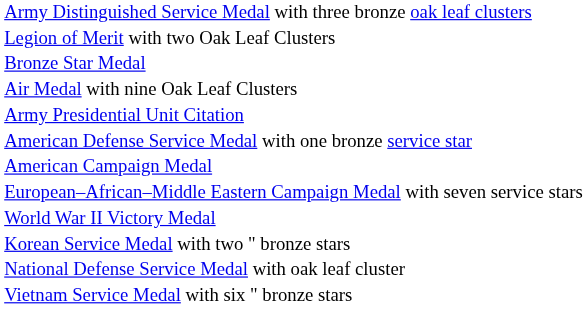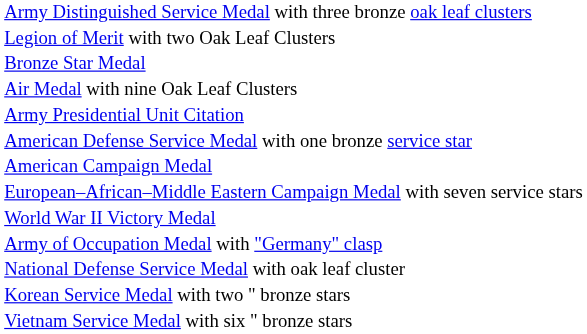+ row: (193, 243)
rows swapped: (205, 269) <-> (177, 243)
